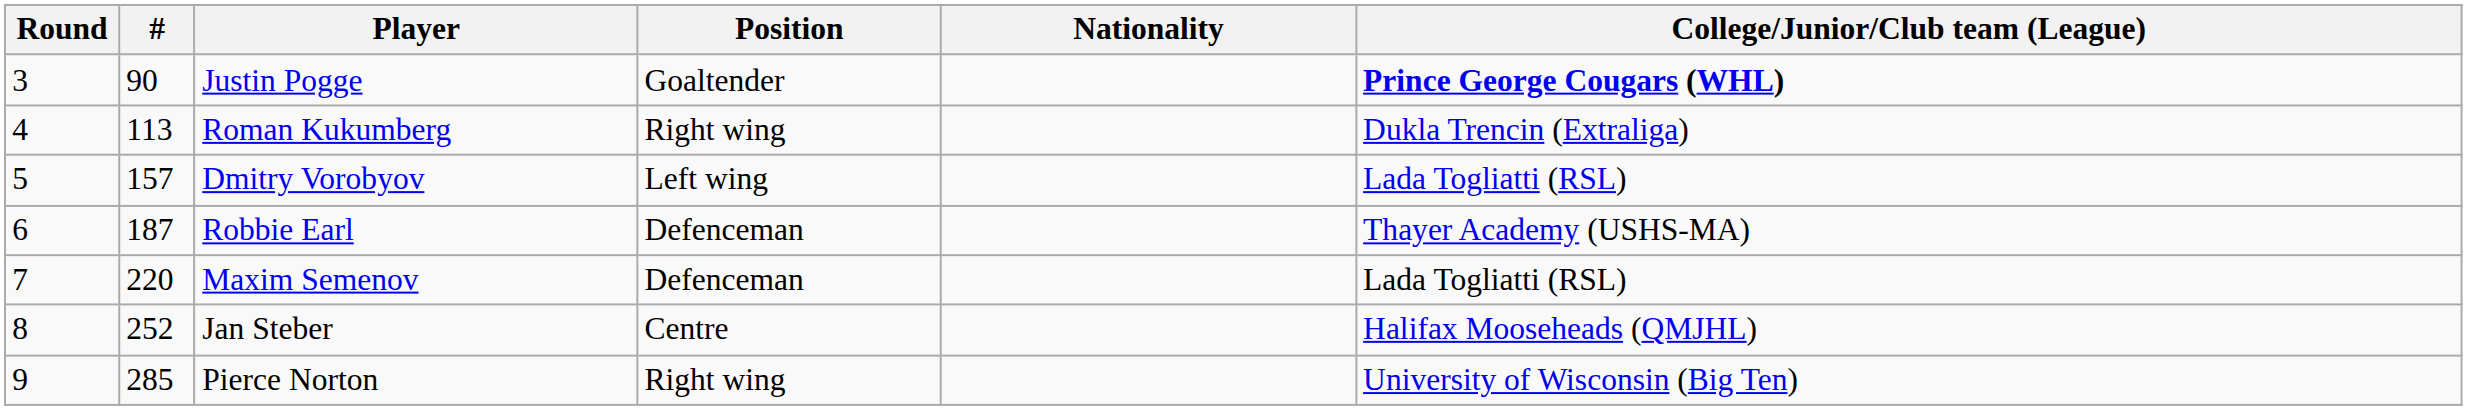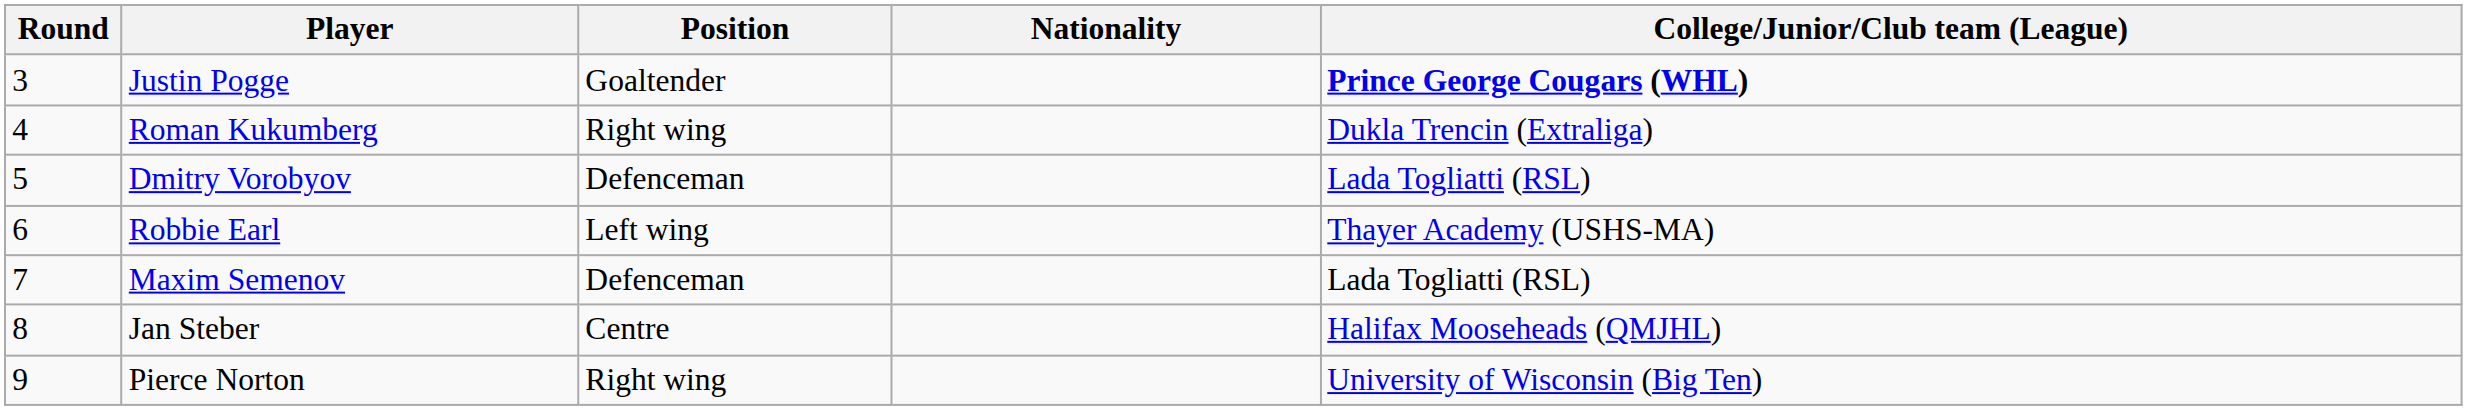- column: (157, 29)
(706, 179) Left wing -> (665, 179) Defenceman
(724, 229) Defenceman -> (647, 229) Left wing
